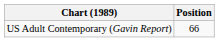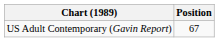(194, 28) 66 -> (194, 28) 67
